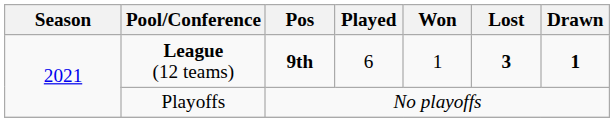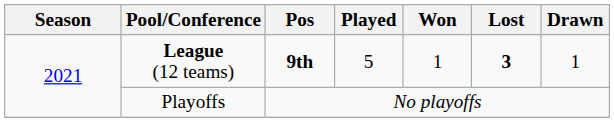(369, 60) 6 -> (369, 60) 5
(575, 60) bold -> (575, 60) normal
